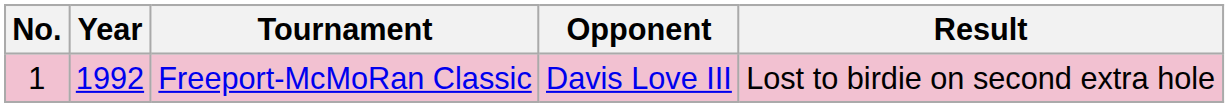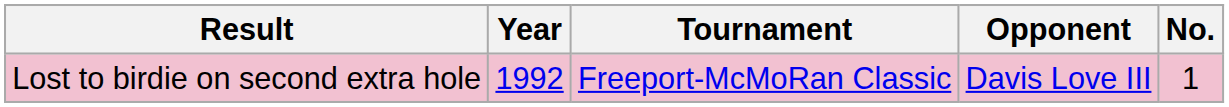columns swapped: (37, 30) <-> (981, 30)
